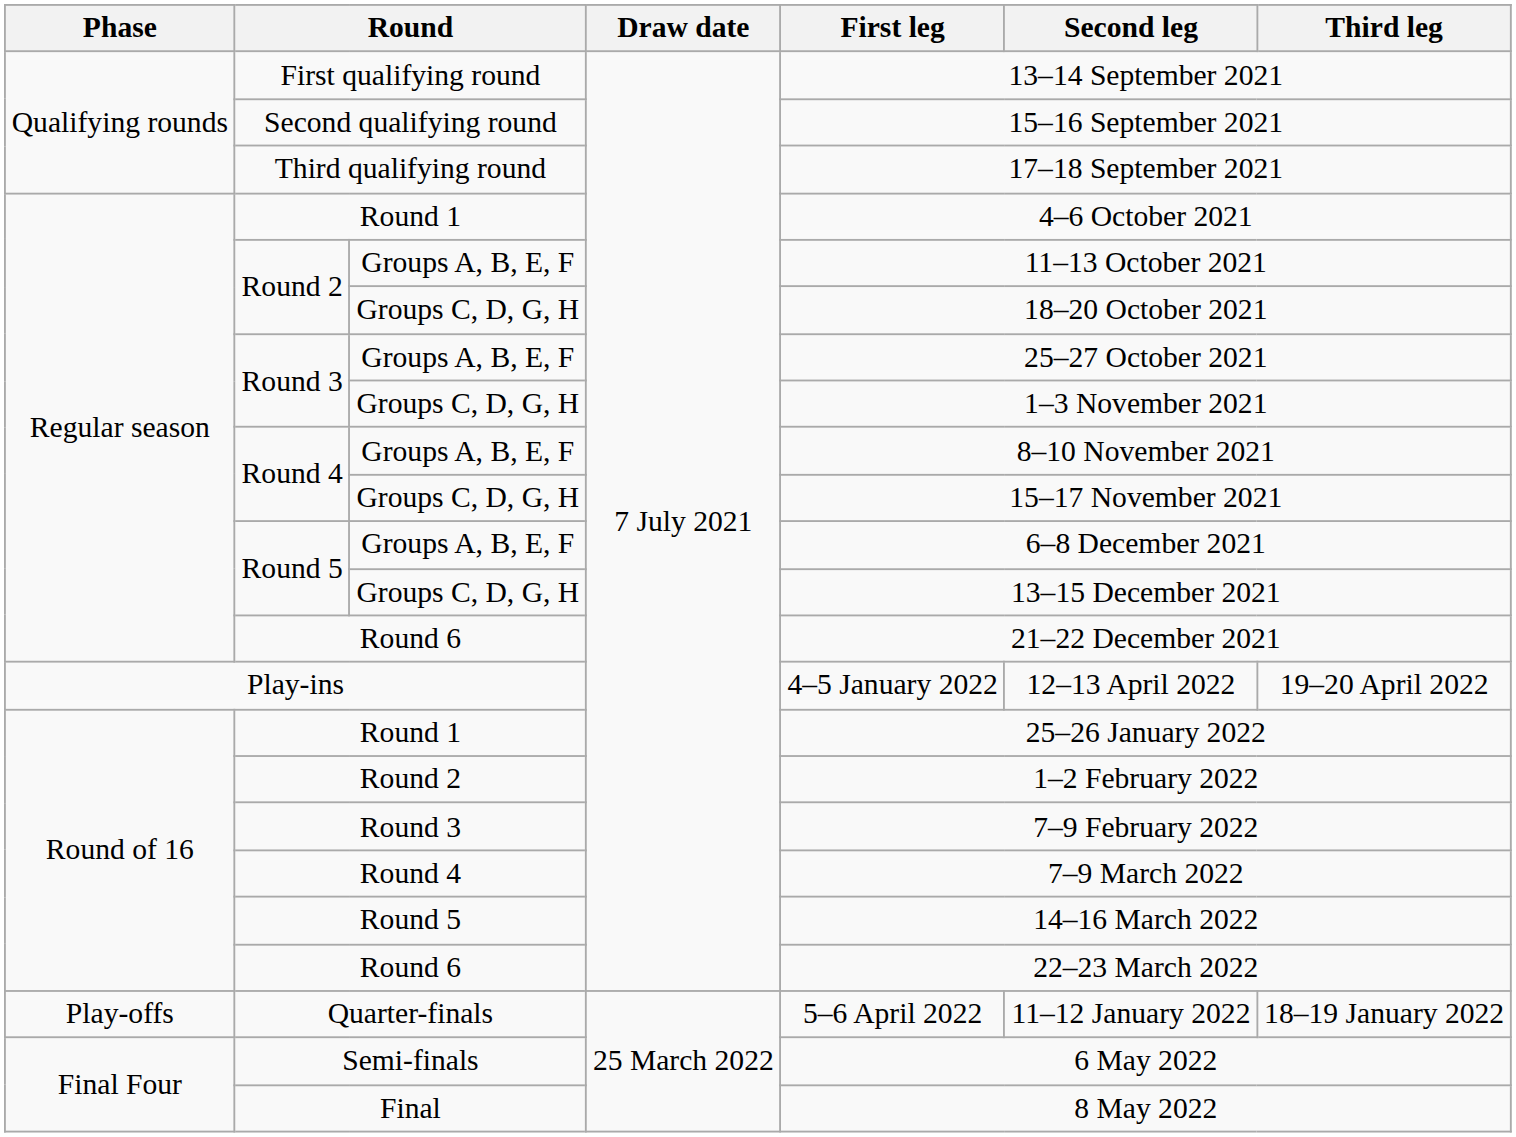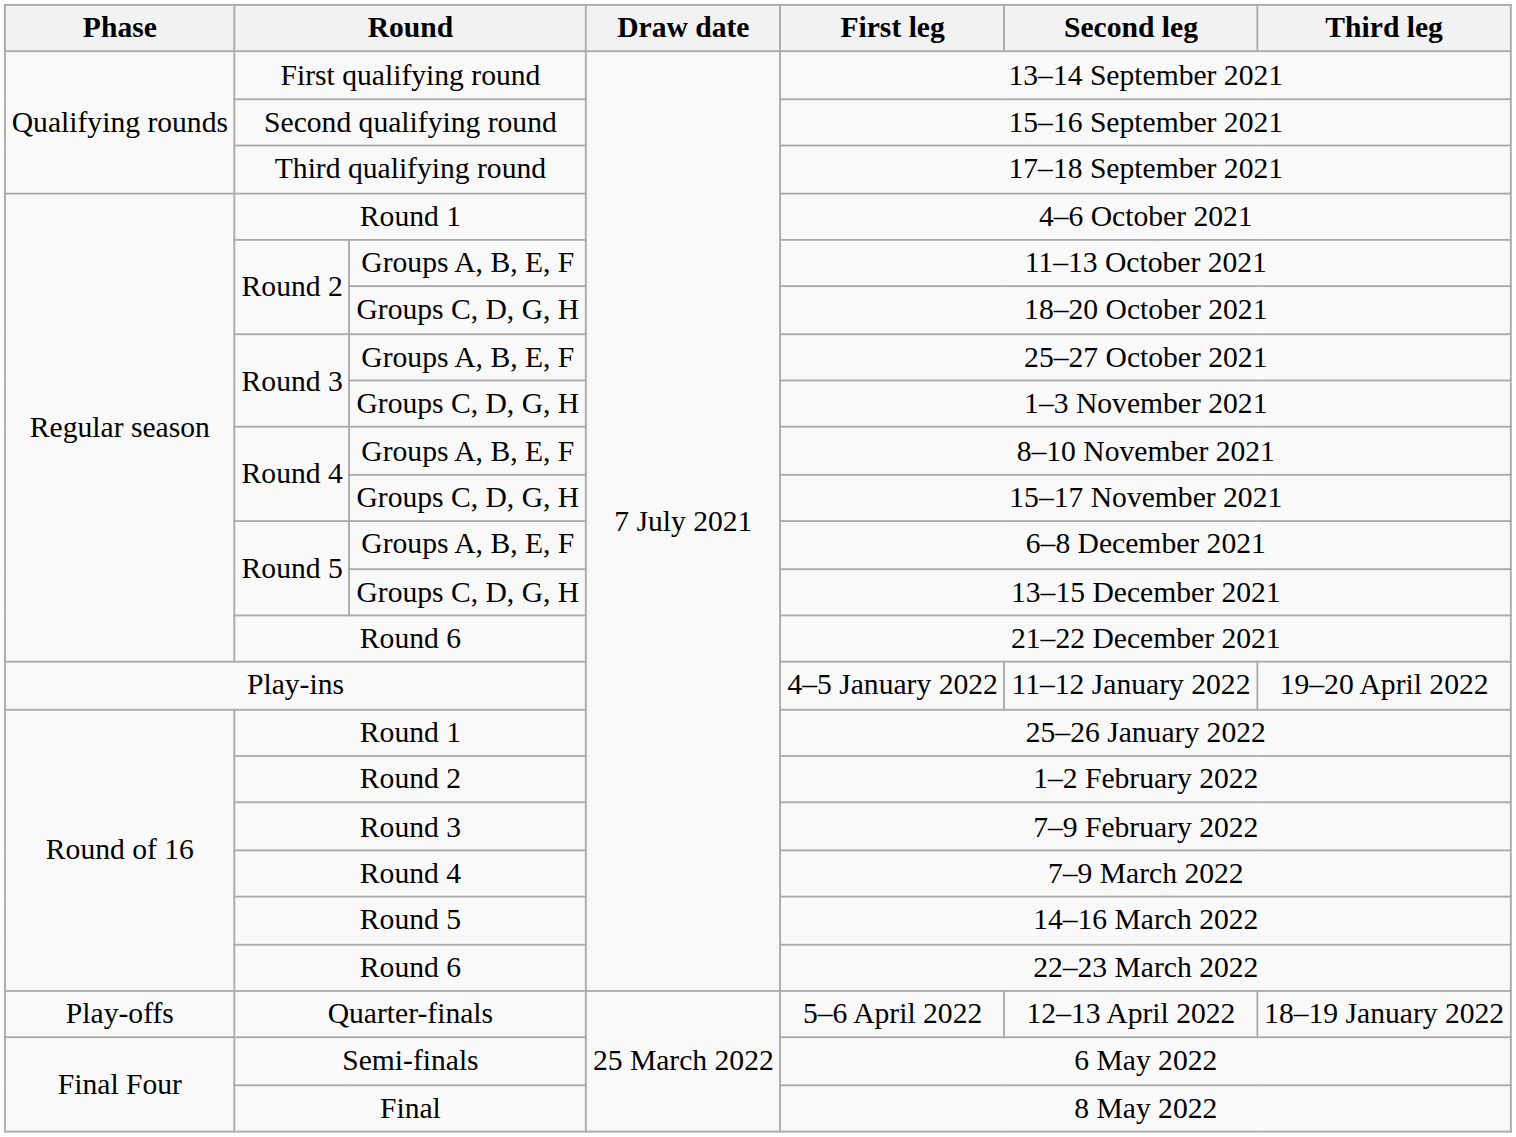(1131, 685) 12–13 April 2022 -> (1131, 685) 11–12 January 2022
(1131, 1013) 11–12 January 2022 -> (1131, 1013) 12–13 April 2022
